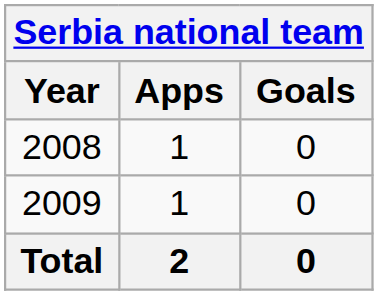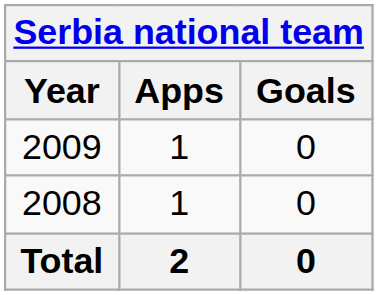rows swapped: (62, 146) <-> (62, 203)
